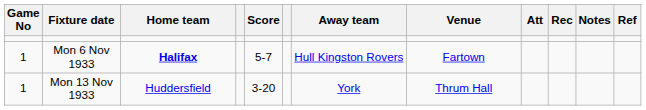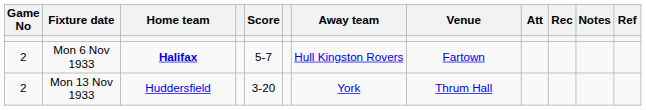(23, 57) 1 -> (23, 57) 2
(23, 89) 1 -> (23, 89) 2
